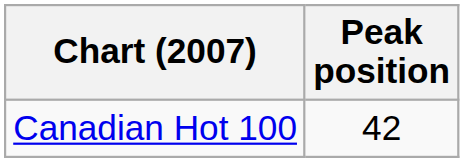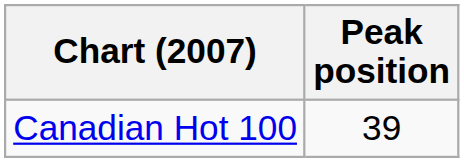(382, 127) 42 -> (382, 127) 39
